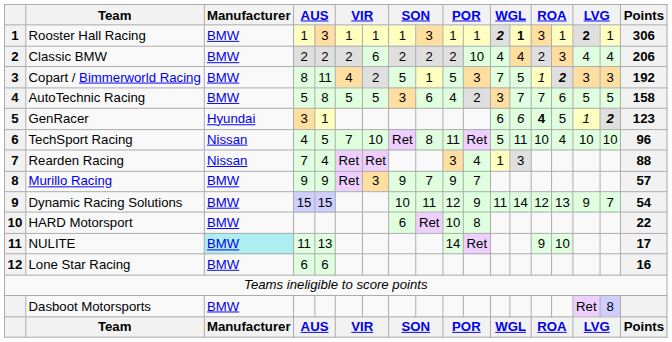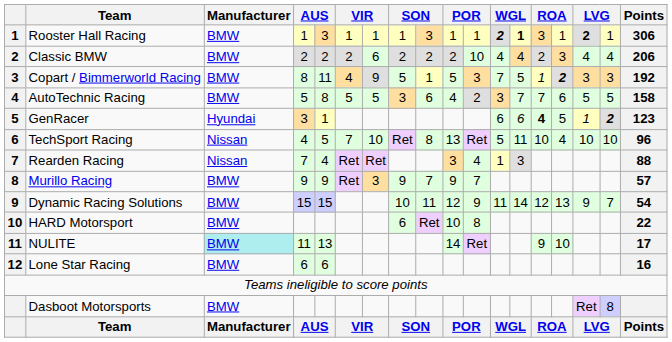(376, 77) 2 -> (376, 77) 9
(453, 139) 11 -> (453, 139) 13
